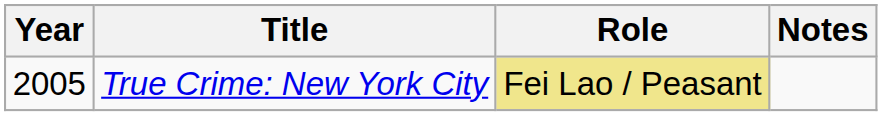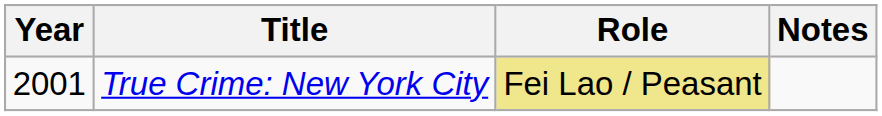(49, 82) 2005 -> (49, 82) 2001
